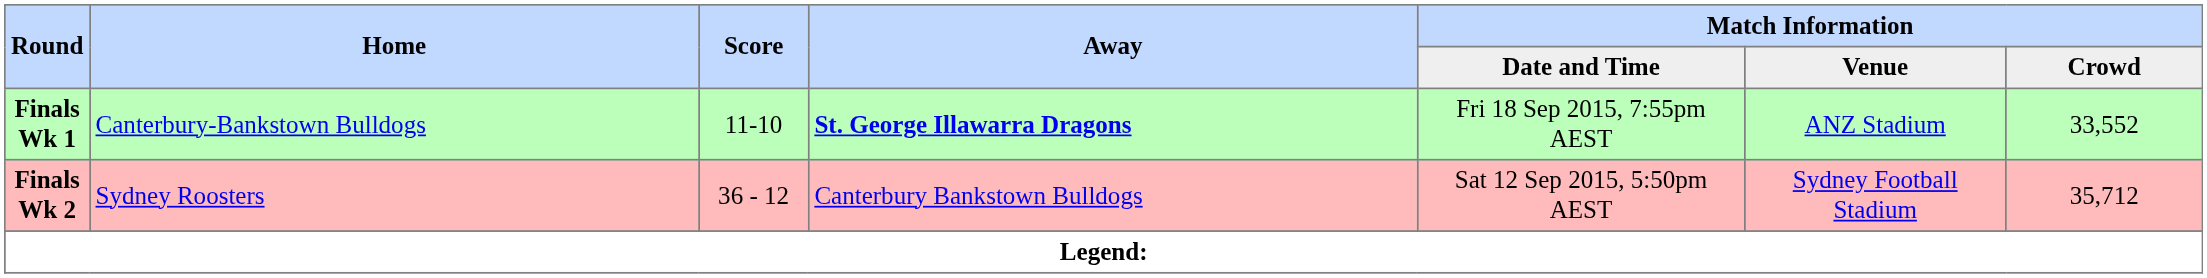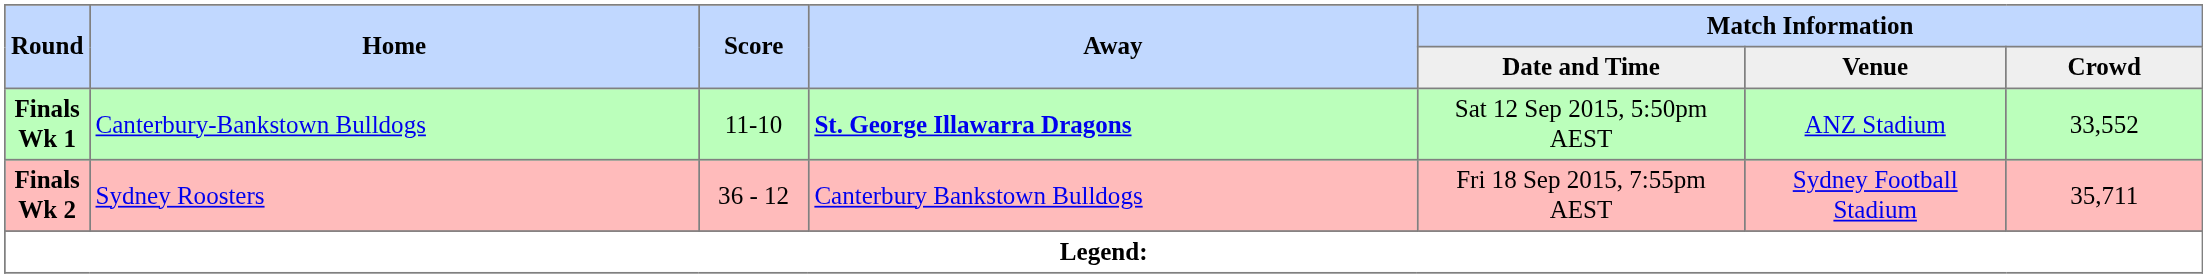(1581, 123) Fri 18 Sep 2015, 7:55pm AEST -> (1581, 123) Sat 12 Sep 2015, 5:50pm AEST
(1581, 195) Sat 12 Sep 2015, 5:50pm AEST -> (1581, 195) Fri 18 Sep 2015, 7:55pm AEST
(2104, 195) 35,712 -> (2104, 195) 35,711
